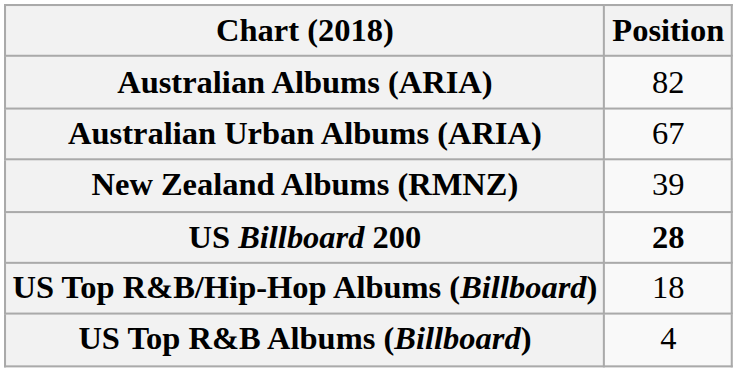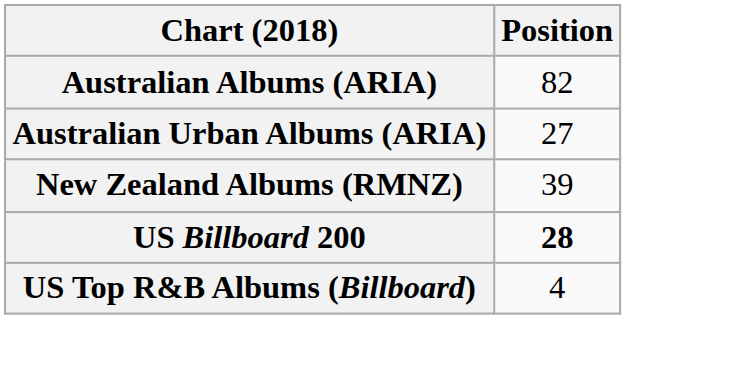(668, 133) 67 -> (557, 133) 27
- row: (305, 287)
